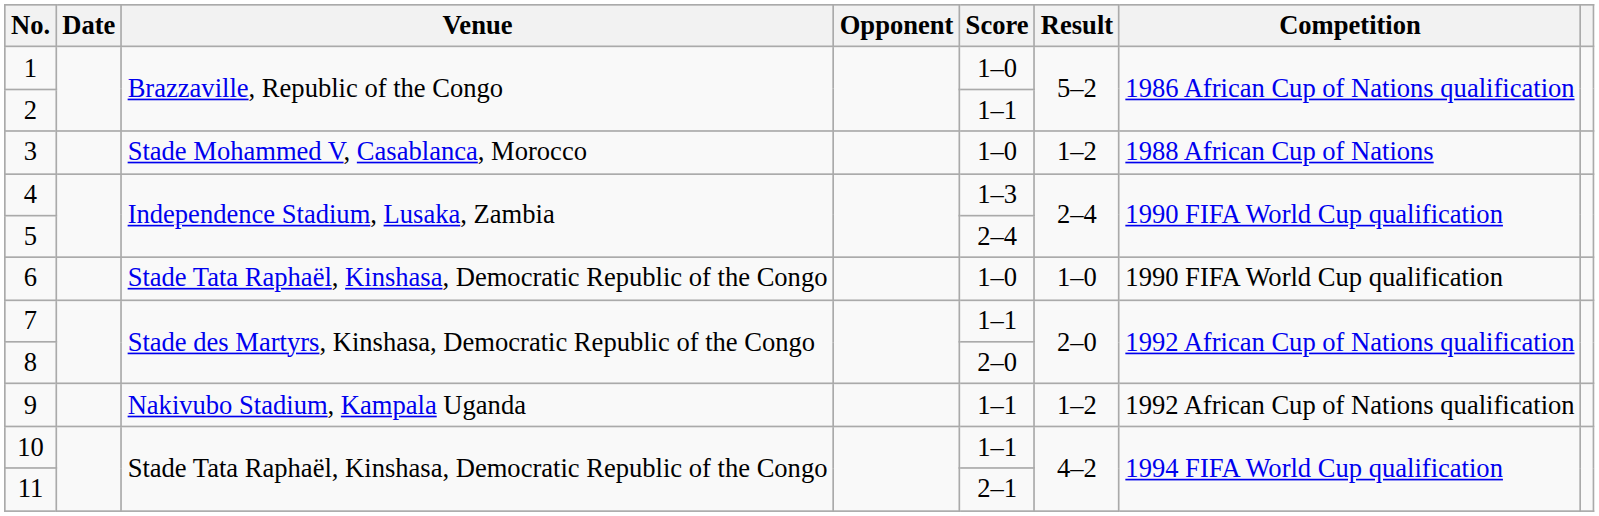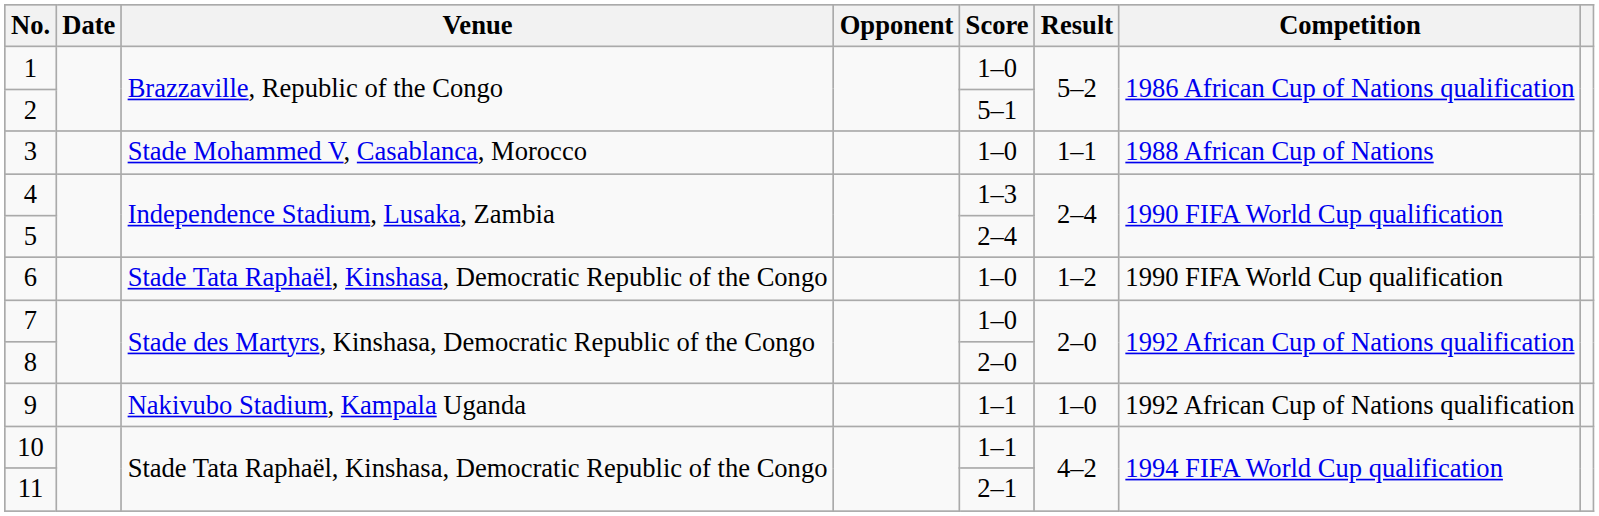(997, 109) 1–1 -> (997, 109) 5–1
(1077, 151) 1–2 -> (1077, 151) 1–1
(1077, 278) 1–0 -> (1077, 278) 1–2
(997, 320) 1–1 -> (997, 320) 1–0
(1077, 404) 1–2 -> (1077, 404) 1–0
